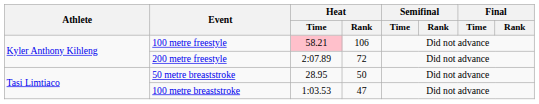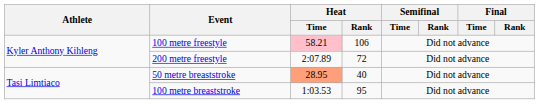(316, 75) no background -> (316, 75) lightsalmon background
(362, 75) 50 -> (362, 75) 40
(362, 91) 47 -> (362, 91) 95
